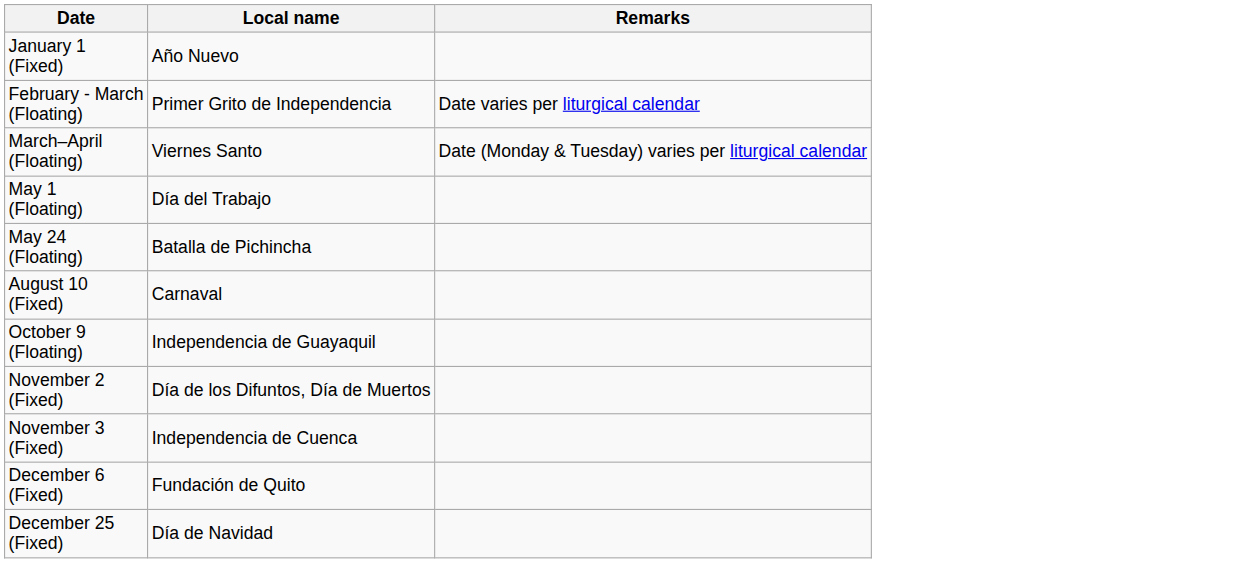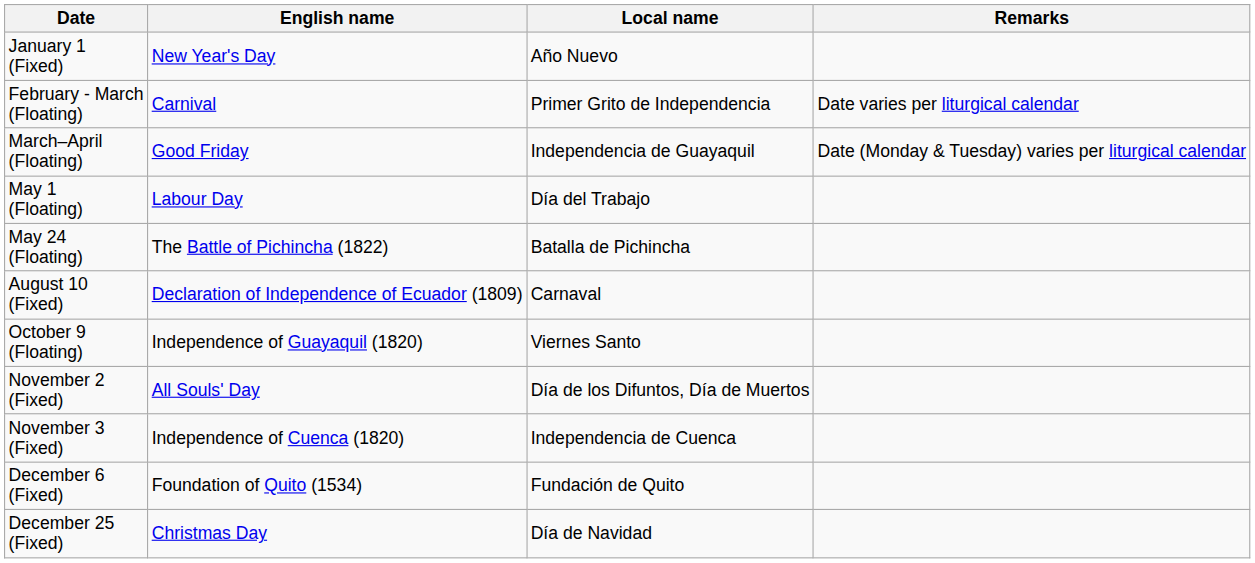+ column: (337, 18)
(207, 151) Viernes Santo -> (643, 151) Independencia de Guayaquil
(264, 342) Independencia de Guayaquil -> (586, 342) Viernes Santo
